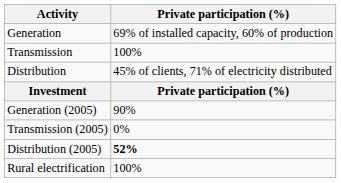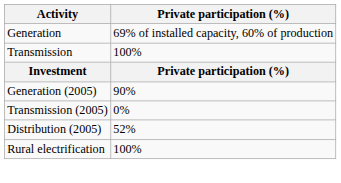- row: (37, 71)
(126, 149) bold -> (124, 129) normal
